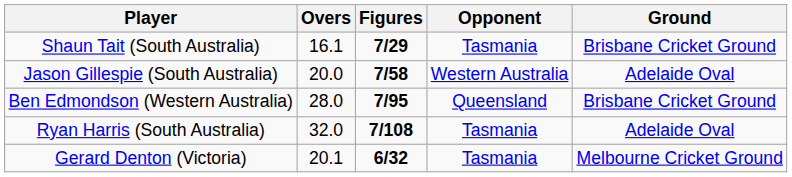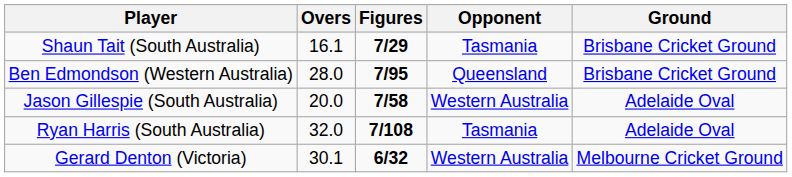rows swapped: (151, 74) <-> (151, 102)
(326, 158) 20.1 -> (326, 158) 30.1
(500, 158) Tasmania -> (500, 158) Western Australia
